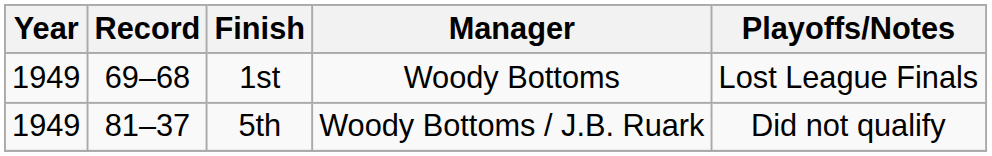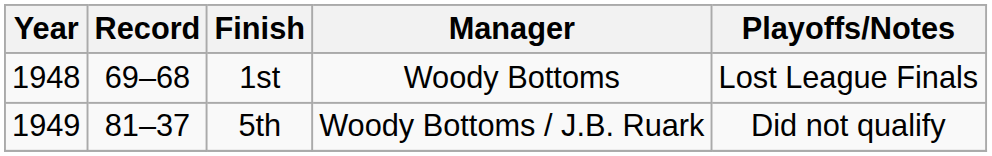(46, 77) 1949 -> (46, 77) 1948
